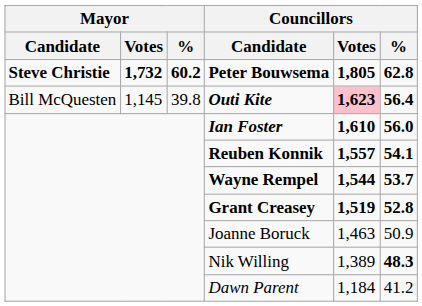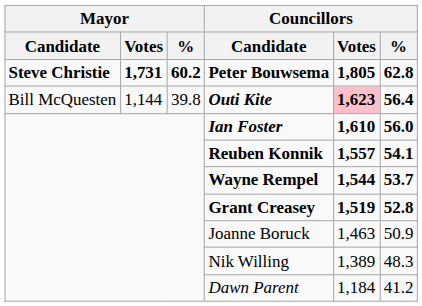(143, 72) 1,732 -> (143, 72) 1,731
(143, 99) 1,145 -> (143, 99) 1,144
(399, 260) bold -> (399, 260) normal
